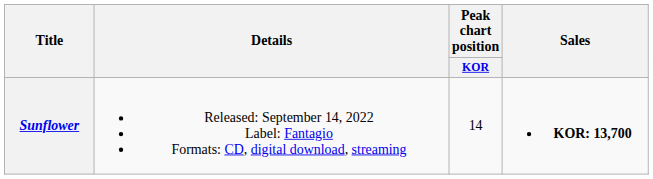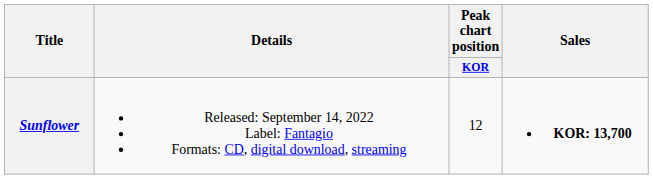(476, 125) 14 -> (476, 125) 12
